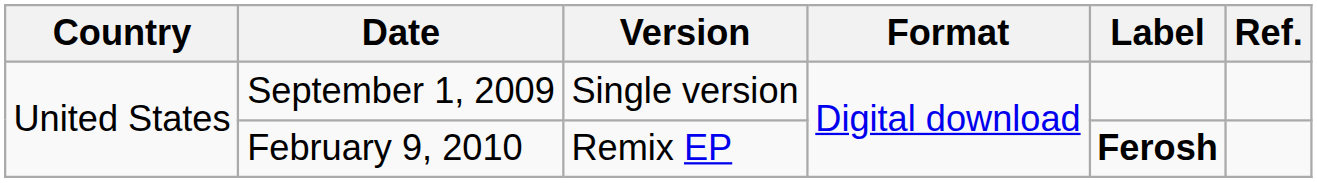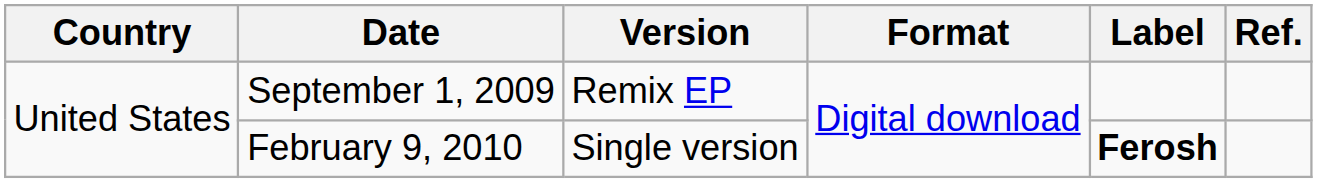(685, 90) Single version -> (652, 90) Remix EP
(652, 147) Remix EP -> (685, 147) Single version
